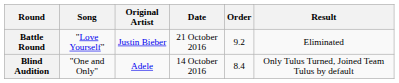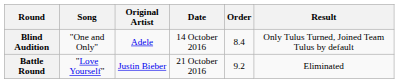rows swapped: (32, 67) <-> (32, 42)
